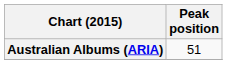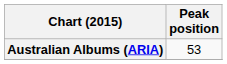(194, 49) 51 -> (194, 49) 53
